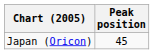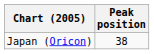(122, 41) 45 -> (122, 41) 38
